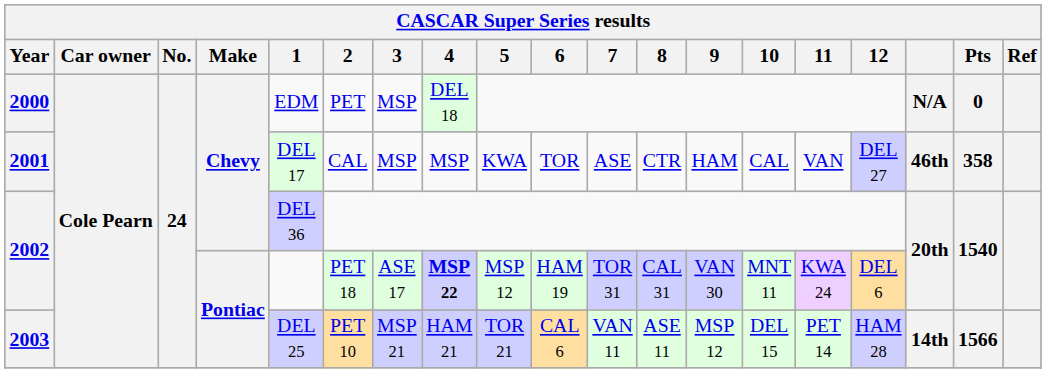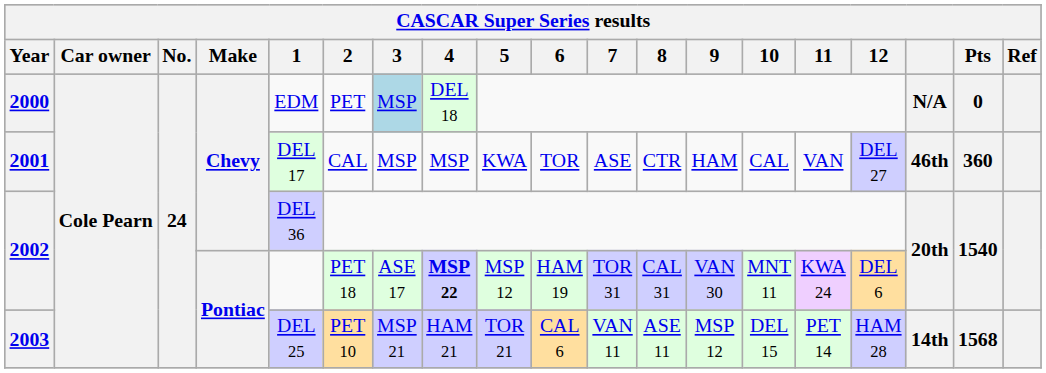(397, 102) no background -> (397, 102) lightblue background
(978, 161) 358 -> (978, 161) 360
(978, 338) 1566 -> (978, 338) 1568
